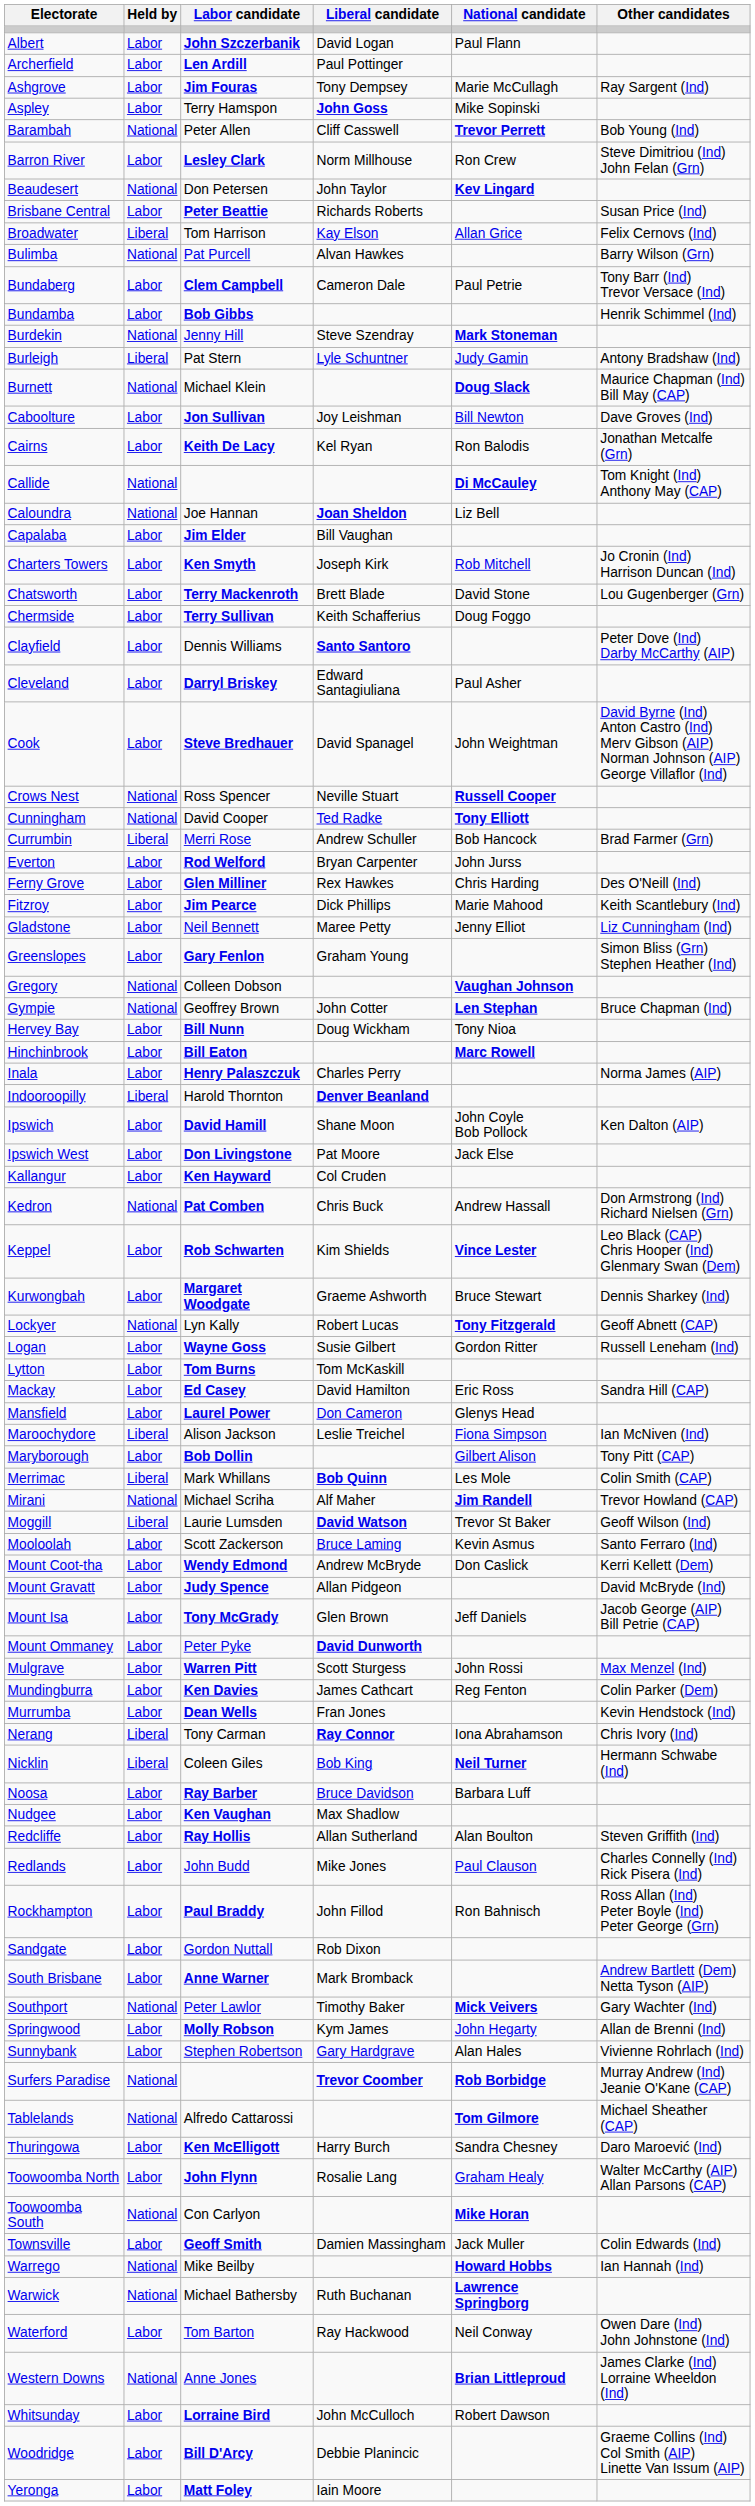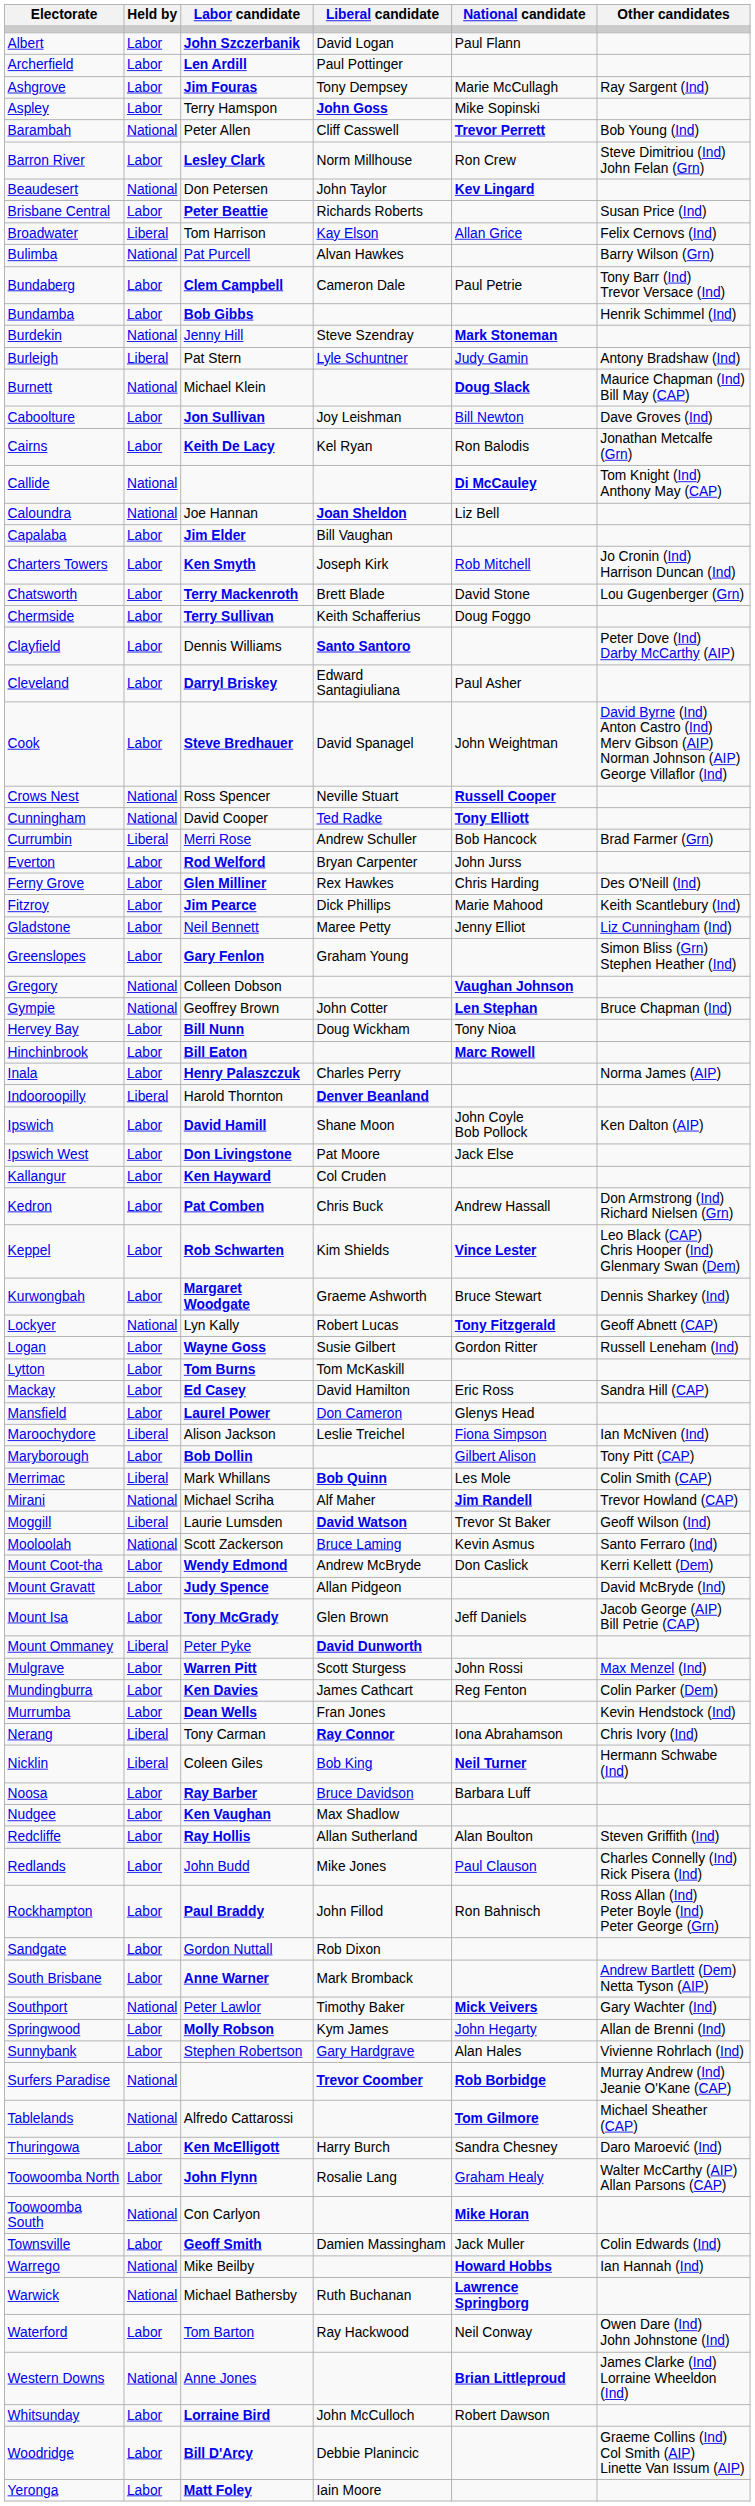(152, 1206) National -> (145, 1206) Labor
(145, 1544) Labor -> (152, 1544) National
(145, 1647) Labor -> (148, 1647) Liberal
